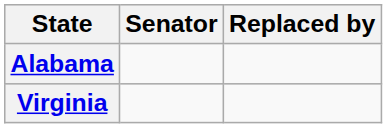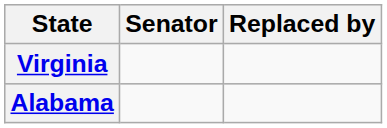rows swapped: (62, 63) <-> (62, 102)
